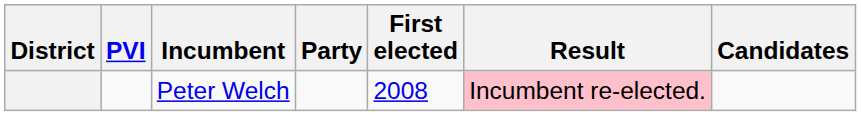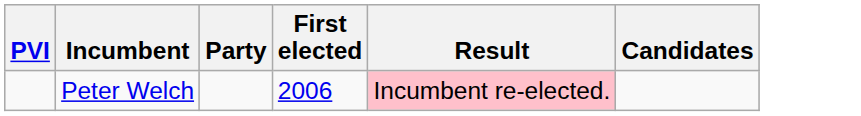- column: (53, 51)
(401, 90) 2008 -> (305, 90) 2006
